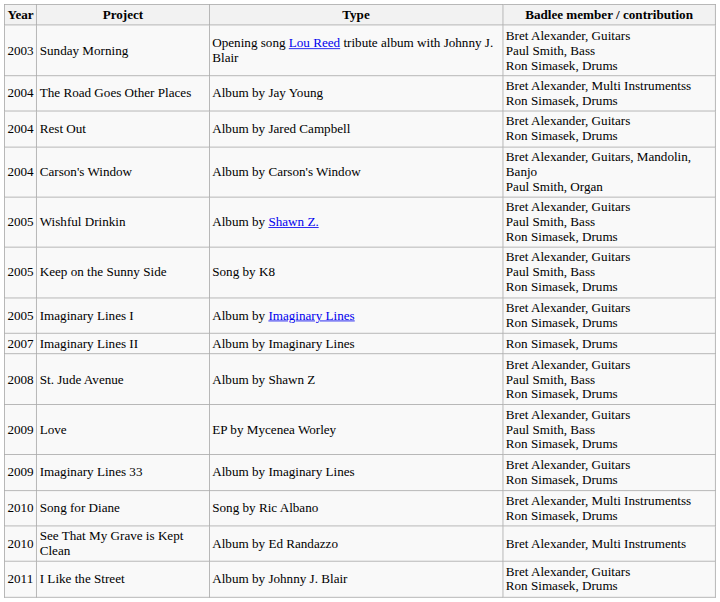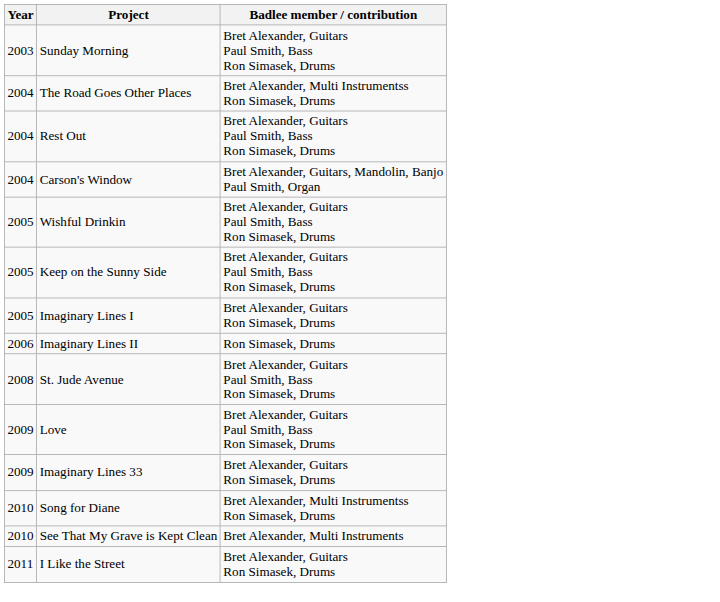- column: (356, 14)
(568, 128) Bret Alexander, Guitars Ron Simasek, Drums -> (286, 136) Bret Alexander, Guitars Paul Smith, Bass Ron Simasek, Drums
(21, 343) 2007 -> (21, 343) 2006
